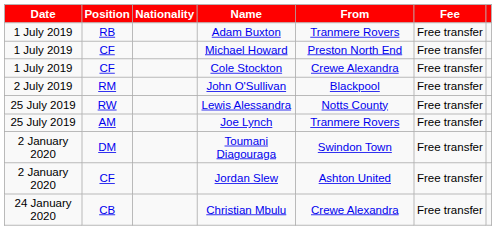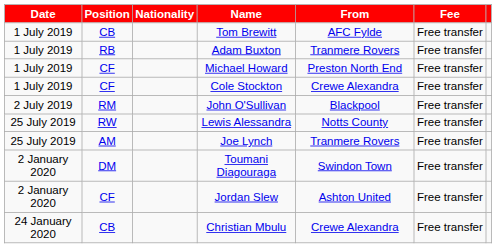+ row: (246, 32)
